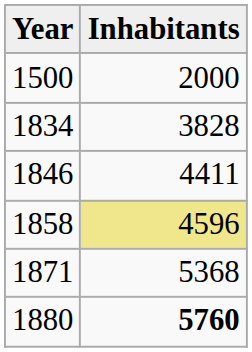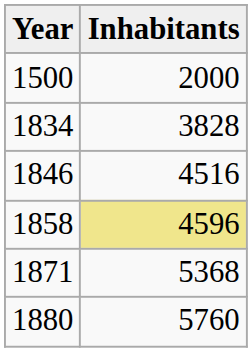(209, 175) 4411 -> (209, 175) 4516
(209, 321) bold -> (209, 321) normal
